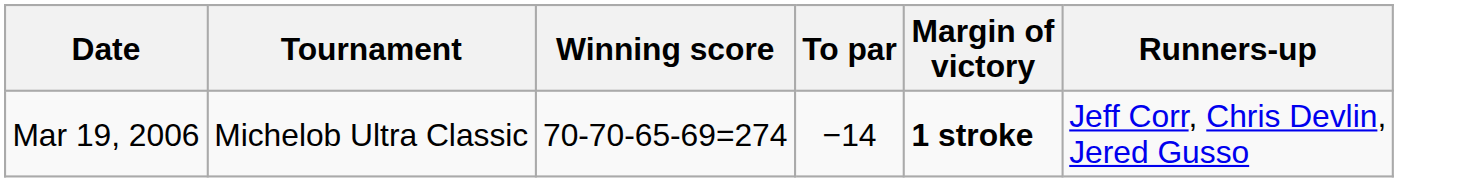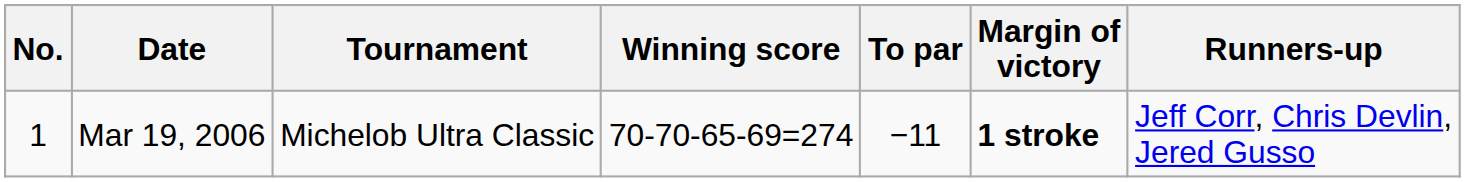+ column: (38, 48)
(850, 134) −14 -> (915, 134) −11
